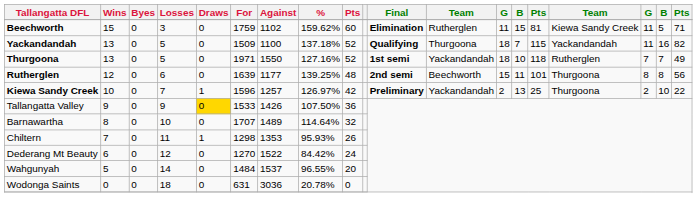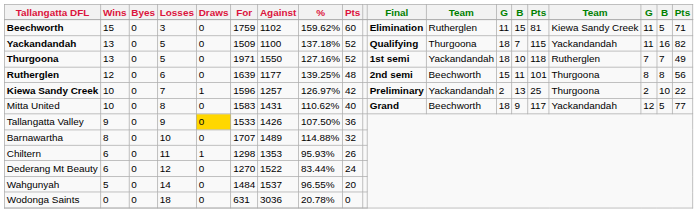+ row: (33, 106)
(320, 121) 114.64% -> (320, 137) 114.88%
(106, 137) 7 -> (106, 153) 6
(318, 153) 84.42% -> (318, 168) 83.44%
